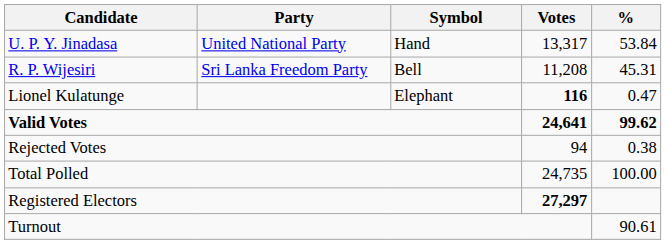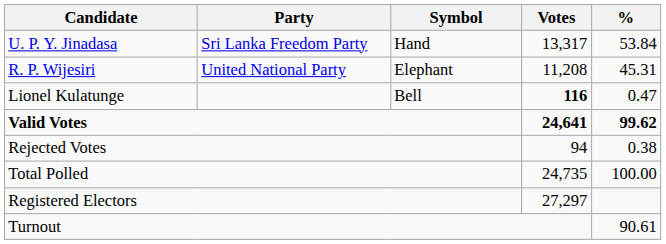(274, 43) United National Party -> (284, 43) Sri Lanka Freedom Party
(284, 69) Sri Lanka Freedom Party -> (274, 69) United National Party
(408, 69) Bell -> (424, 69) Elephant
(424, 95) Elephant -> (408, 95) Bell
(565, 200) bold -> (565, 200) normal
